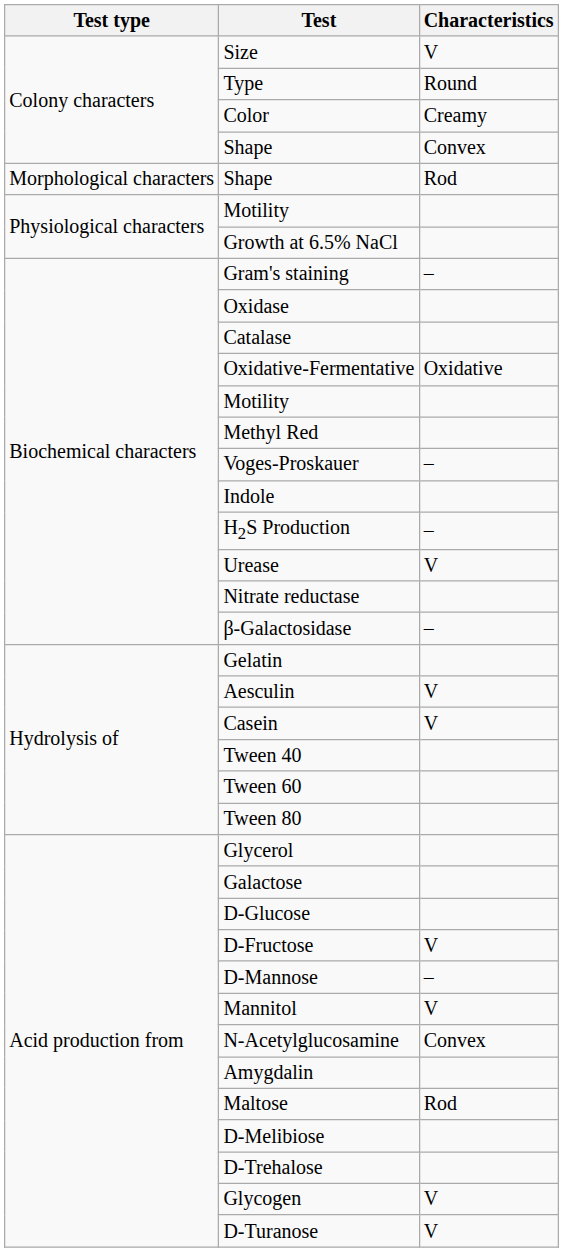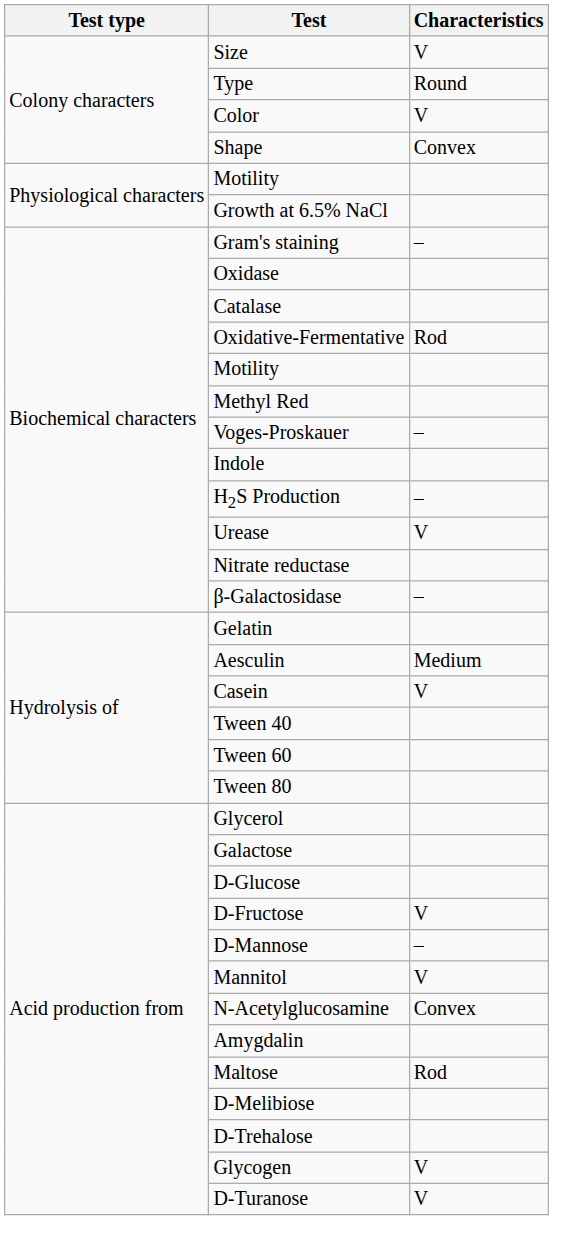(455, 115) Creamy -> (421, 115) V
- row: (112, 178)
(463, 369) Oxidative -> (430, 337) Rod
(431, 691) V -> (448, 659) Medium
